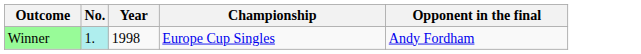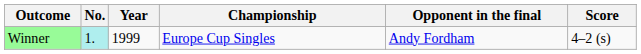+ column: (602, 15)
(126, 37) 1998 -> (126, 37) 1999
